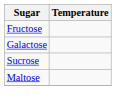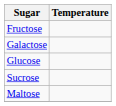+ row: (23, 61)
